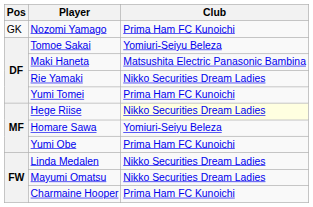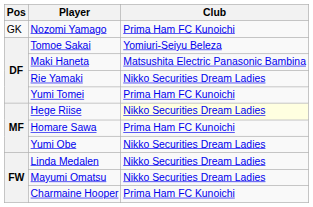(172, 128) Yomiuri-Seiyu Beleza -> (179, 128) Prima Ham FC Kunoichi
(179, 144) Prima Ham FC Kunoichi -> (194, 144) Nikko Securities Dream Ladies
